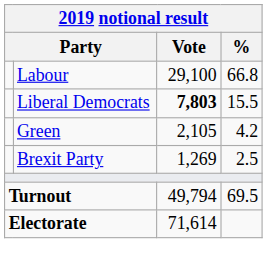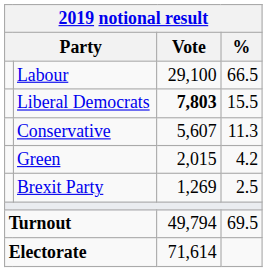(243, 74) 66.8 -> (243, 74) 66.5
+ row: (64, 131)
(197, 131) 2,105 -> (197, 159) 2,015
